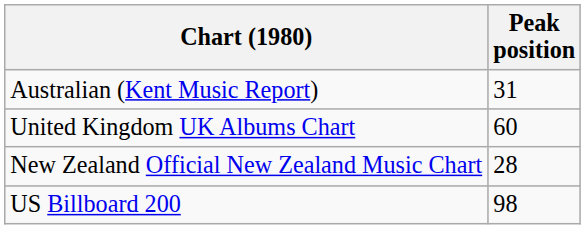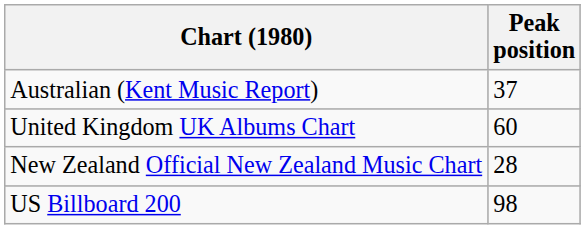(505, 89) 31 -> (505, 89) 37
